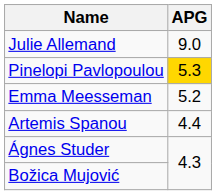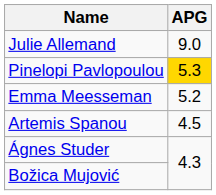(189, 123) 4.4 -> (189, 123) 4.5
